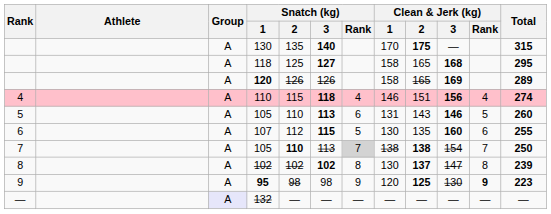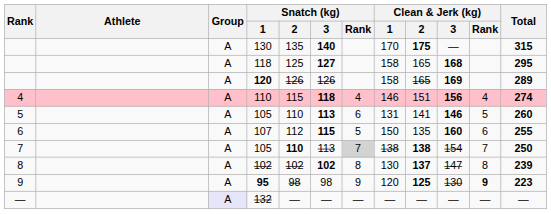(422, 115) 143 -> (422, 115) 141
(390, 132) 130 -> (390, 132) 150
